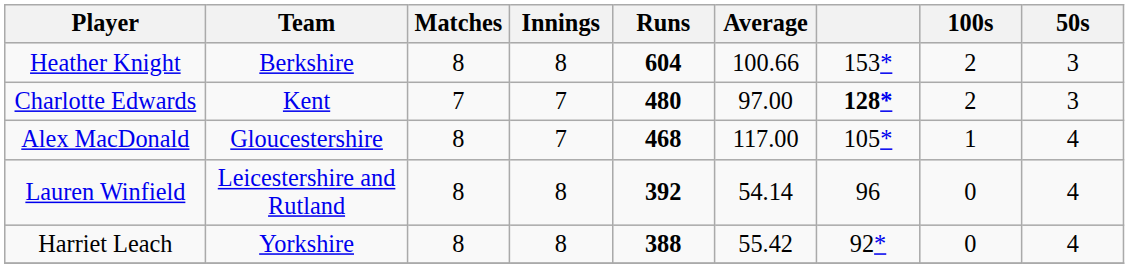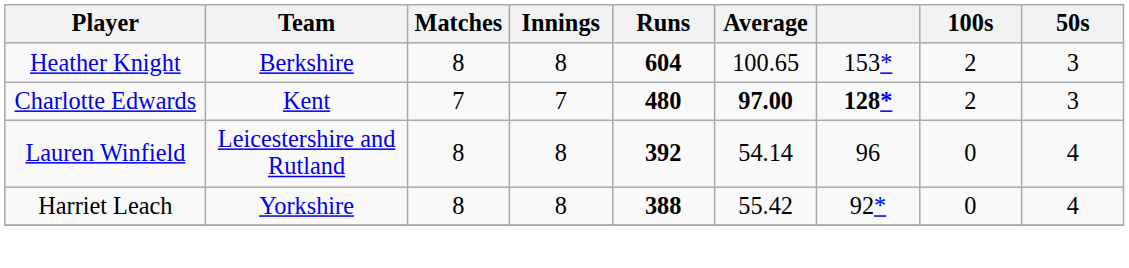(766, 62) 100.66 -> (766, 62) 100.65
(766, 100) normal -> (766, 100) bold
- row: (105, 139)
